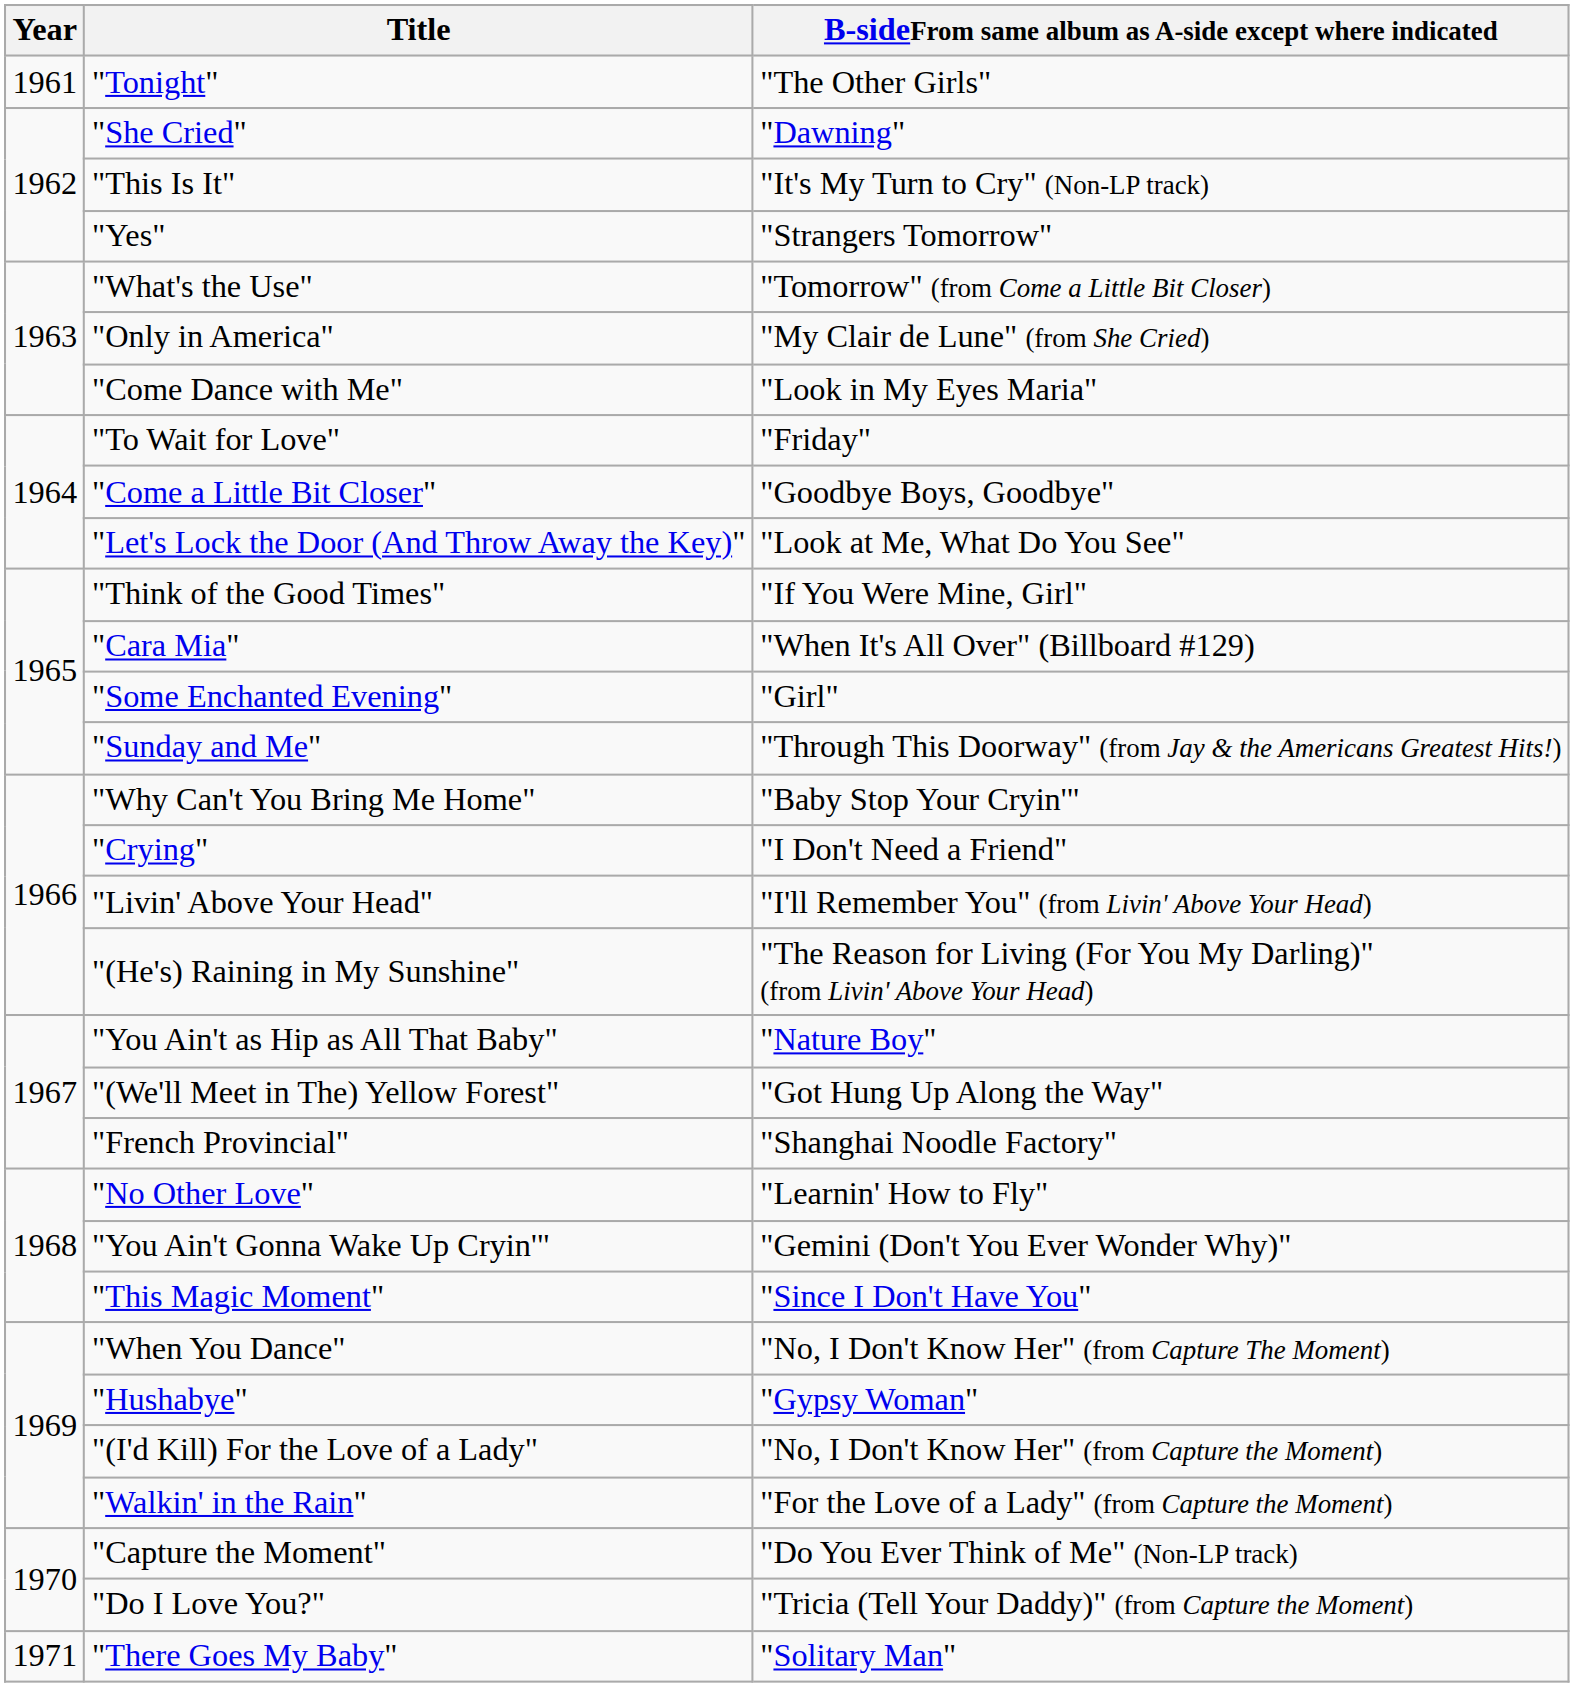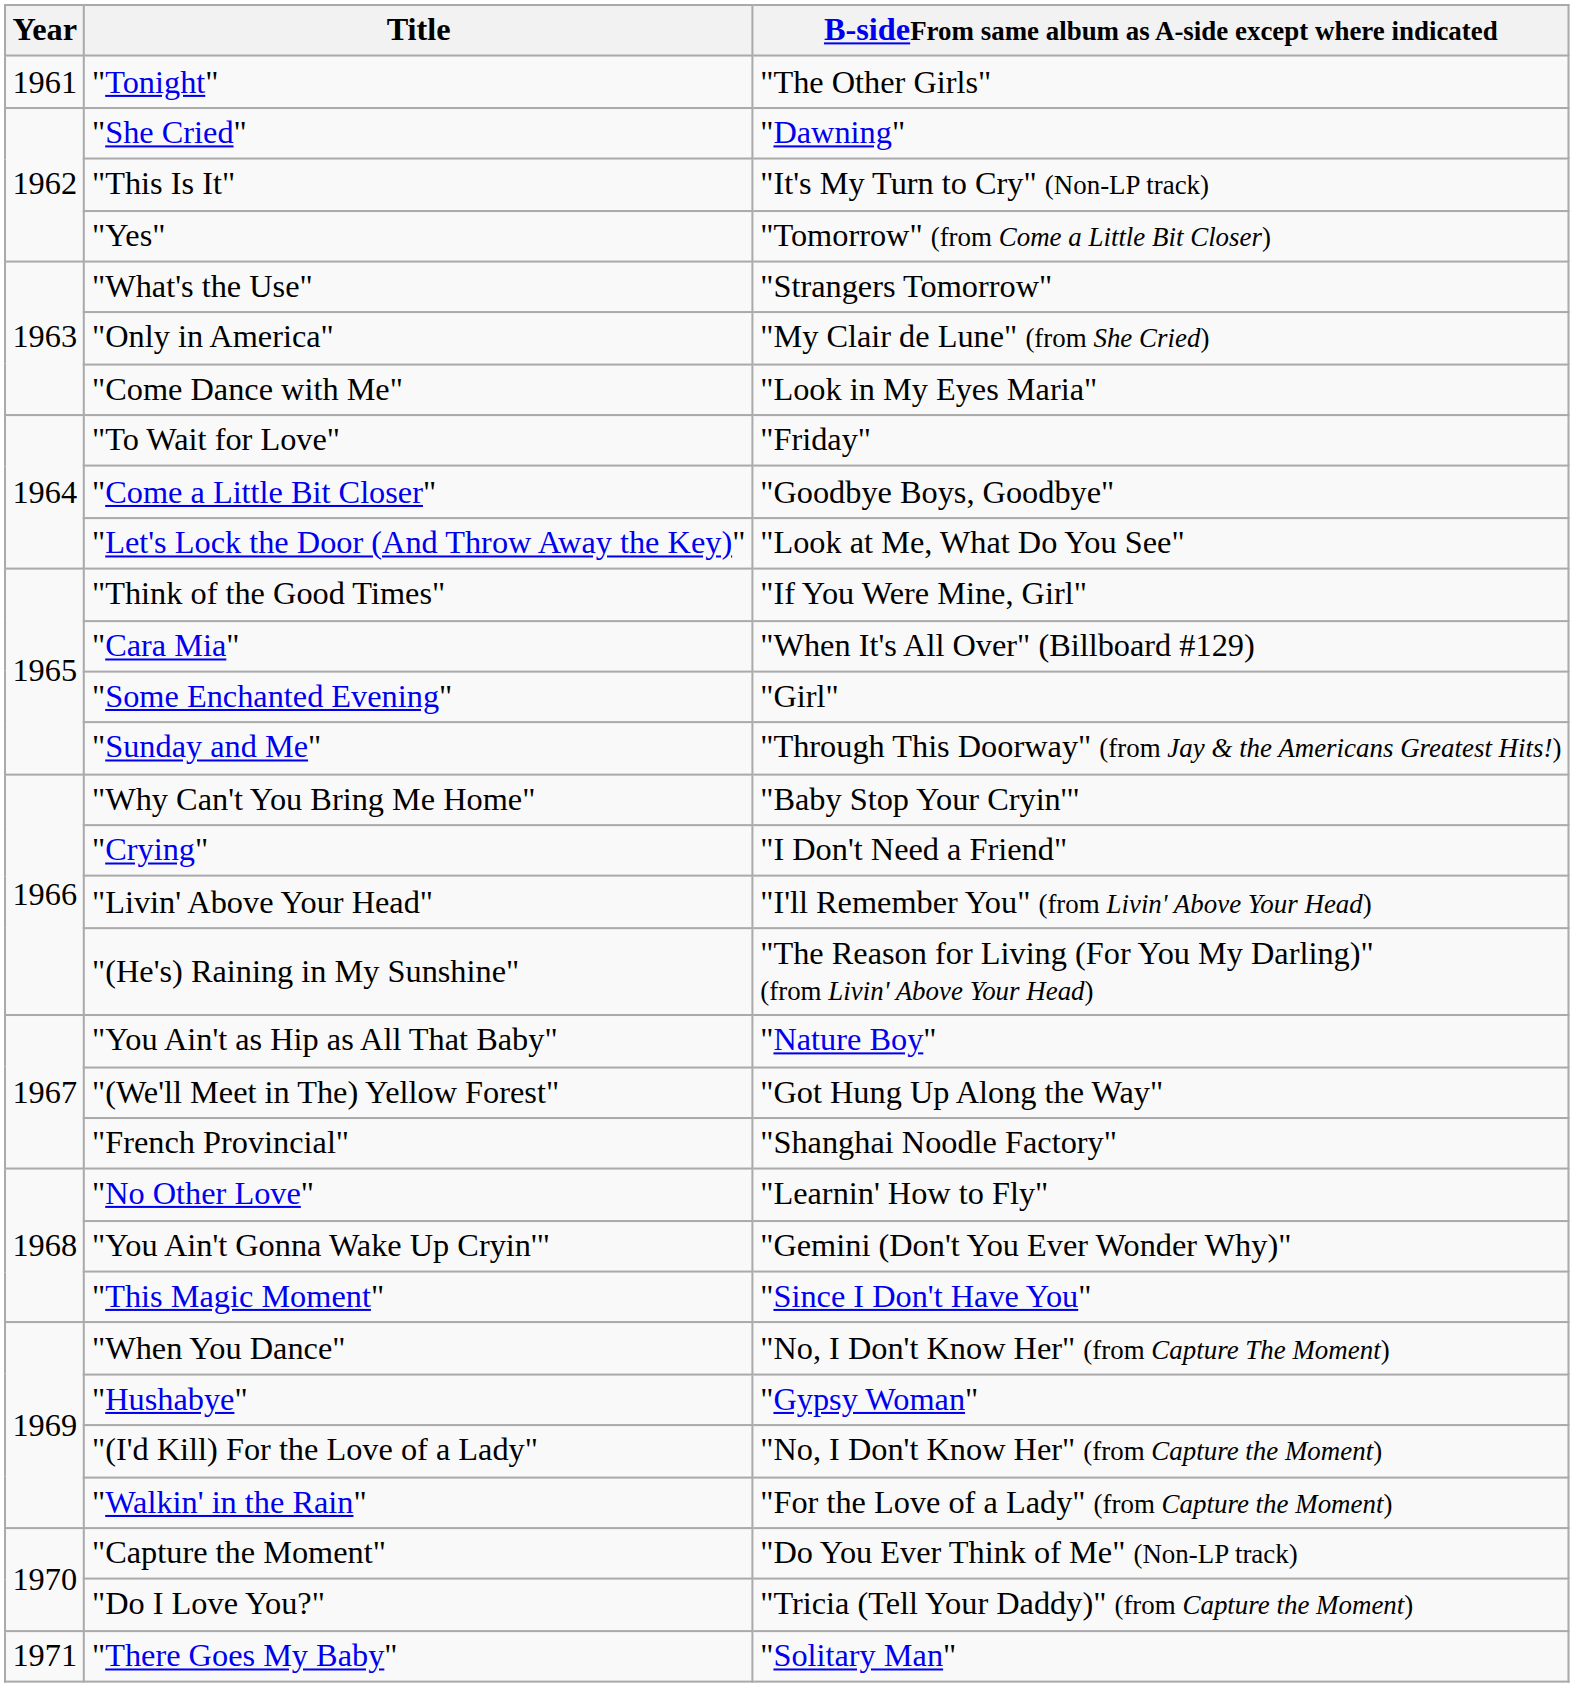(906, 235) "Strangers Tomorrow" -> (1016, 235) "Tomorrow" (from Come a Little Bit Closer)
(1016, 286) "Tomorrow" (from Come a Little Bit Closer) -> (906, 286) "Strangers Tomorrow"
